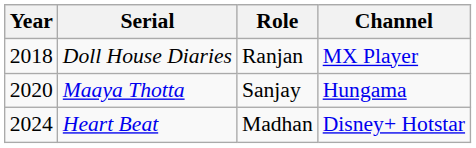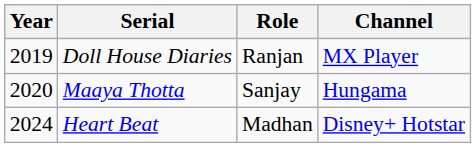(31, 55) 2018 -> (31, 55) 2019
